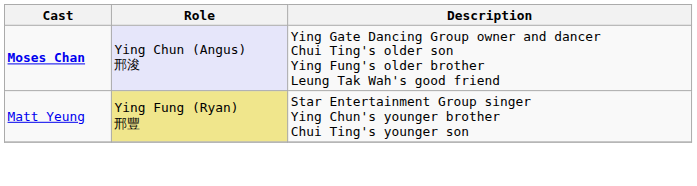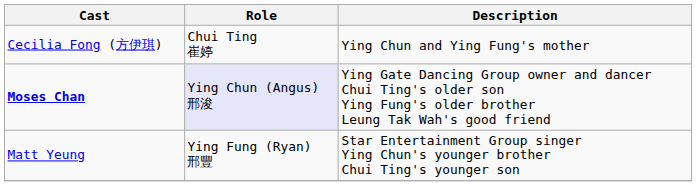+ row: (85, 44)
(176, 115) khaki background -> (249, 154) no background
